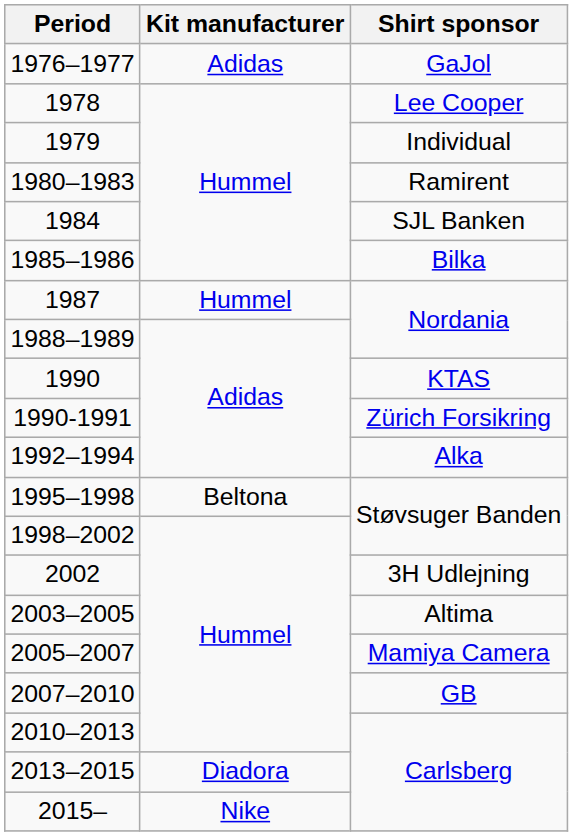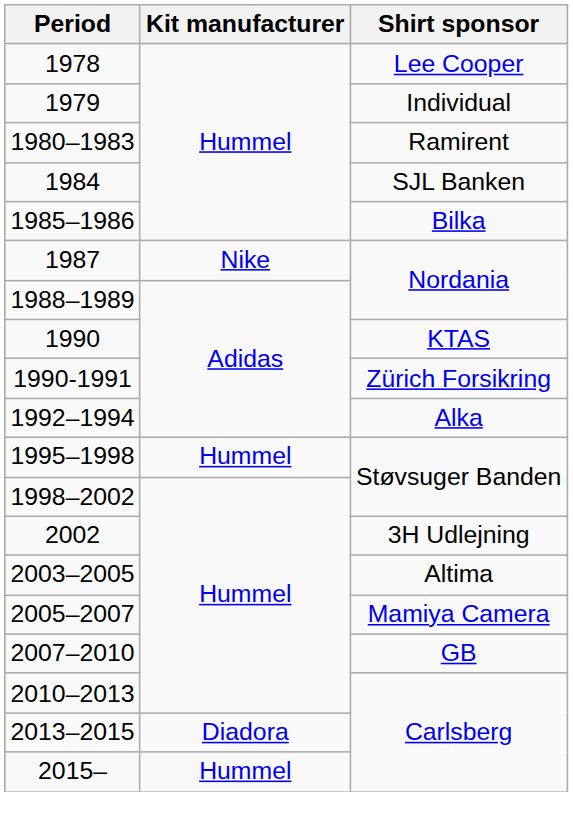- row: (73, 63)
(245, 299) Hummel -> (245, 260) Nike
(245, 496) Beltona -> (245, 456) Hummel
(245, 810) Nike -> (245, 771) Hummel
